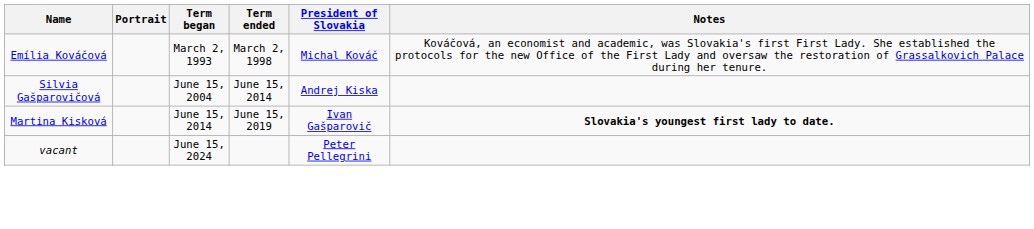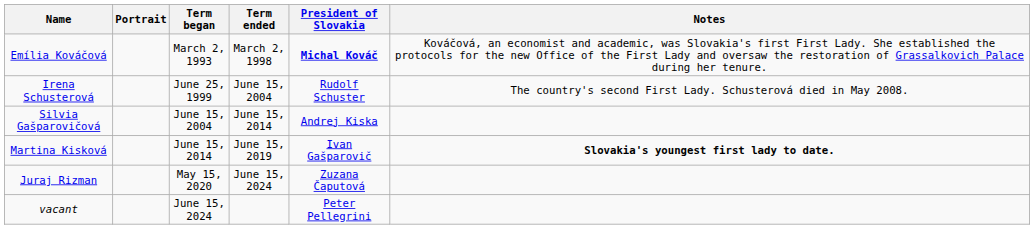(339, 55) normal -> (339, 55) bold
+ row: (59, 91)
+ row: (59, 180)
